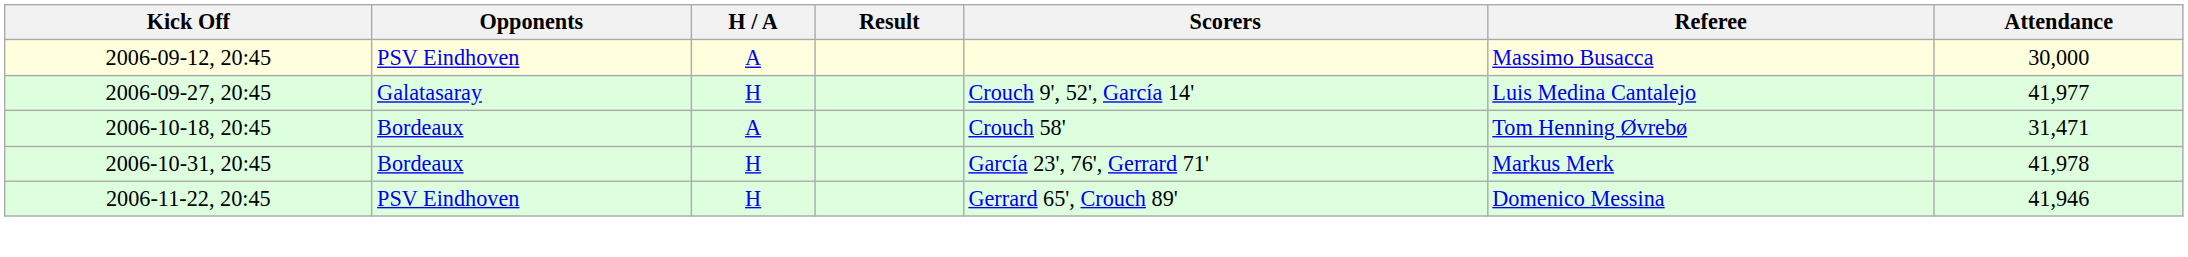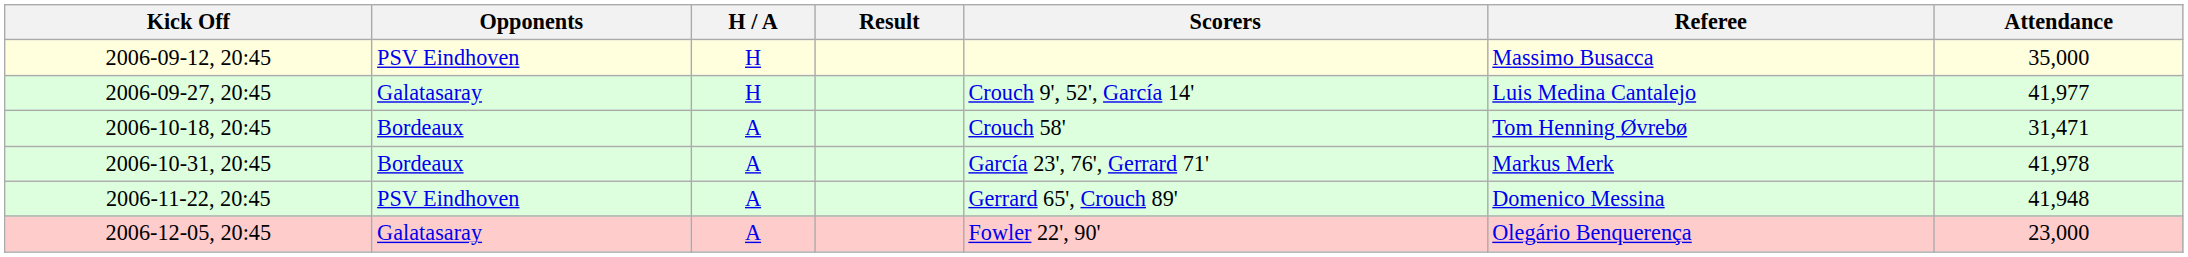(753, 57) A -> (753, 57) H
(2059, 57) 30,000 -> (2059, 57) 35,000
(753, 163) H -> (753, 163) A
(753, 198) H -> (753, 198) A
(2059, 198) 41,946 -> (2059, 198) 41,948
+ row: (188, 233)
